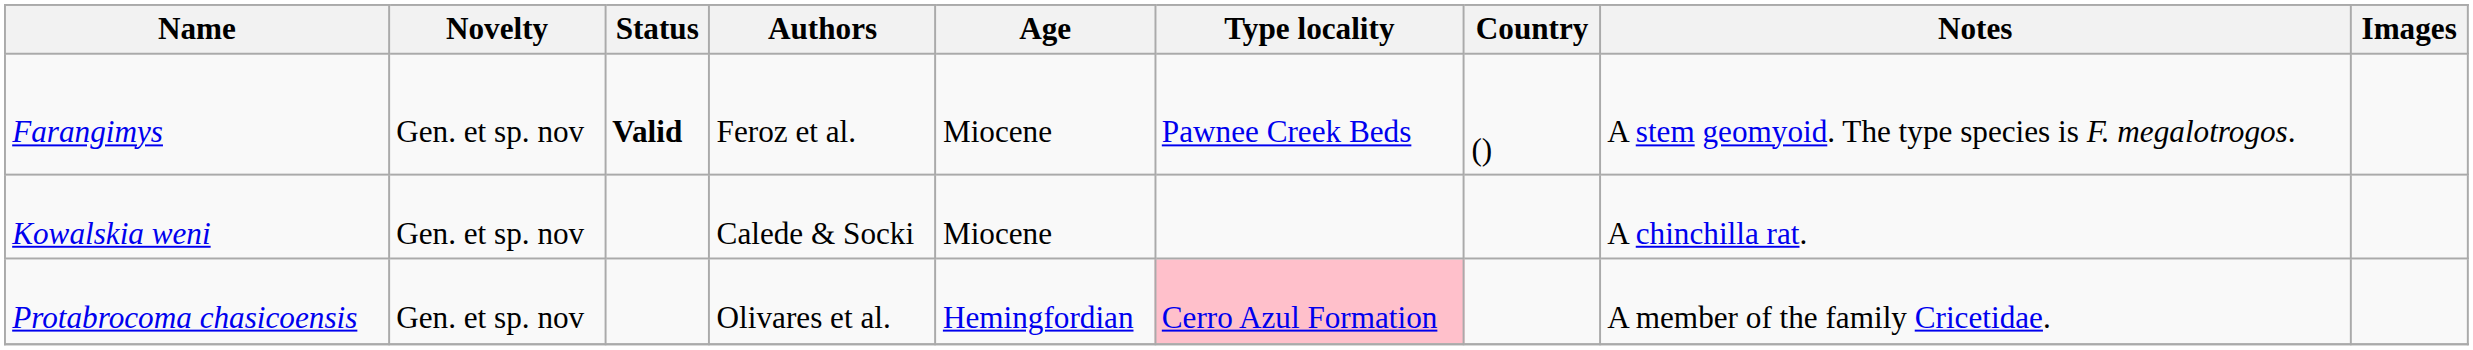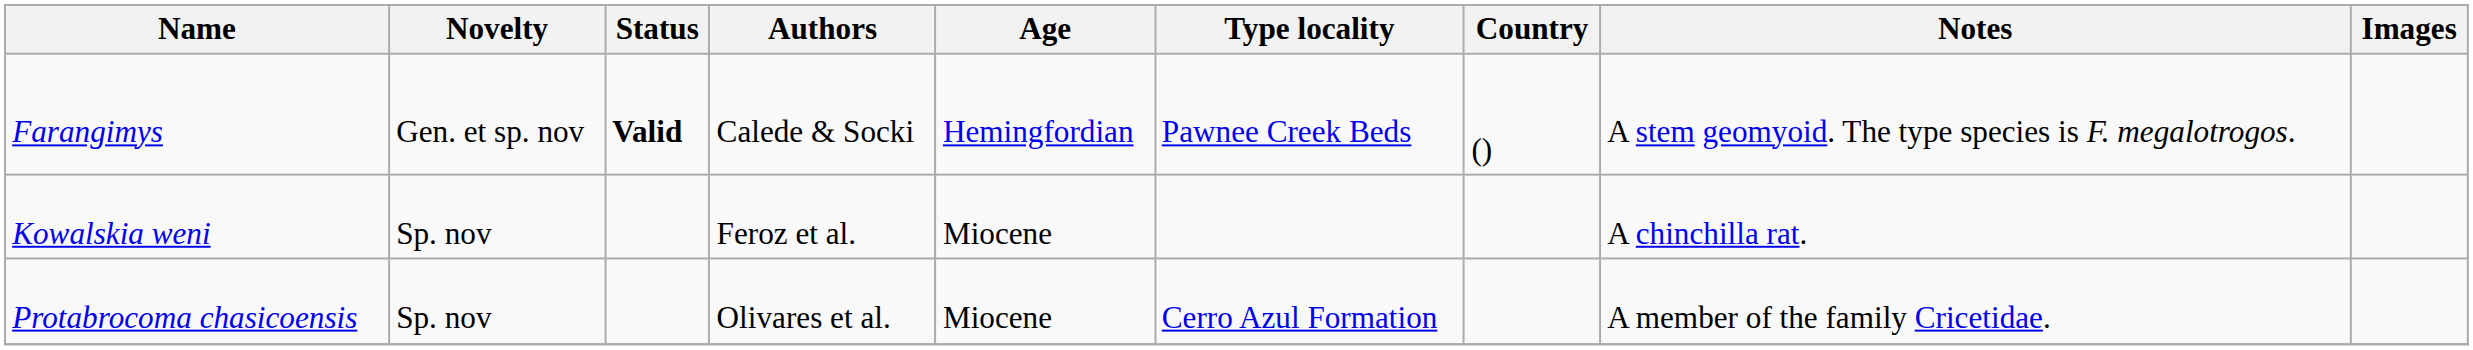(786, 131) Feroz et al. -> (815, 131) Calede & Socki
(997, 131) Miocene -> (1038, 131) Hemingfordian
(490, 233) Gen. et sp. nov -> (444, 233) Sp. nov
(815, 233) Calede & Socki -> (786, 233) Feroz et al.
(490, 318) Gen. et sp. nov -> (444, 318) Sp. nov
(1038, 318) Hemingfordian -> (997, 318) Miocene
(1300, 318) pink background -> (1300, 318) no background
